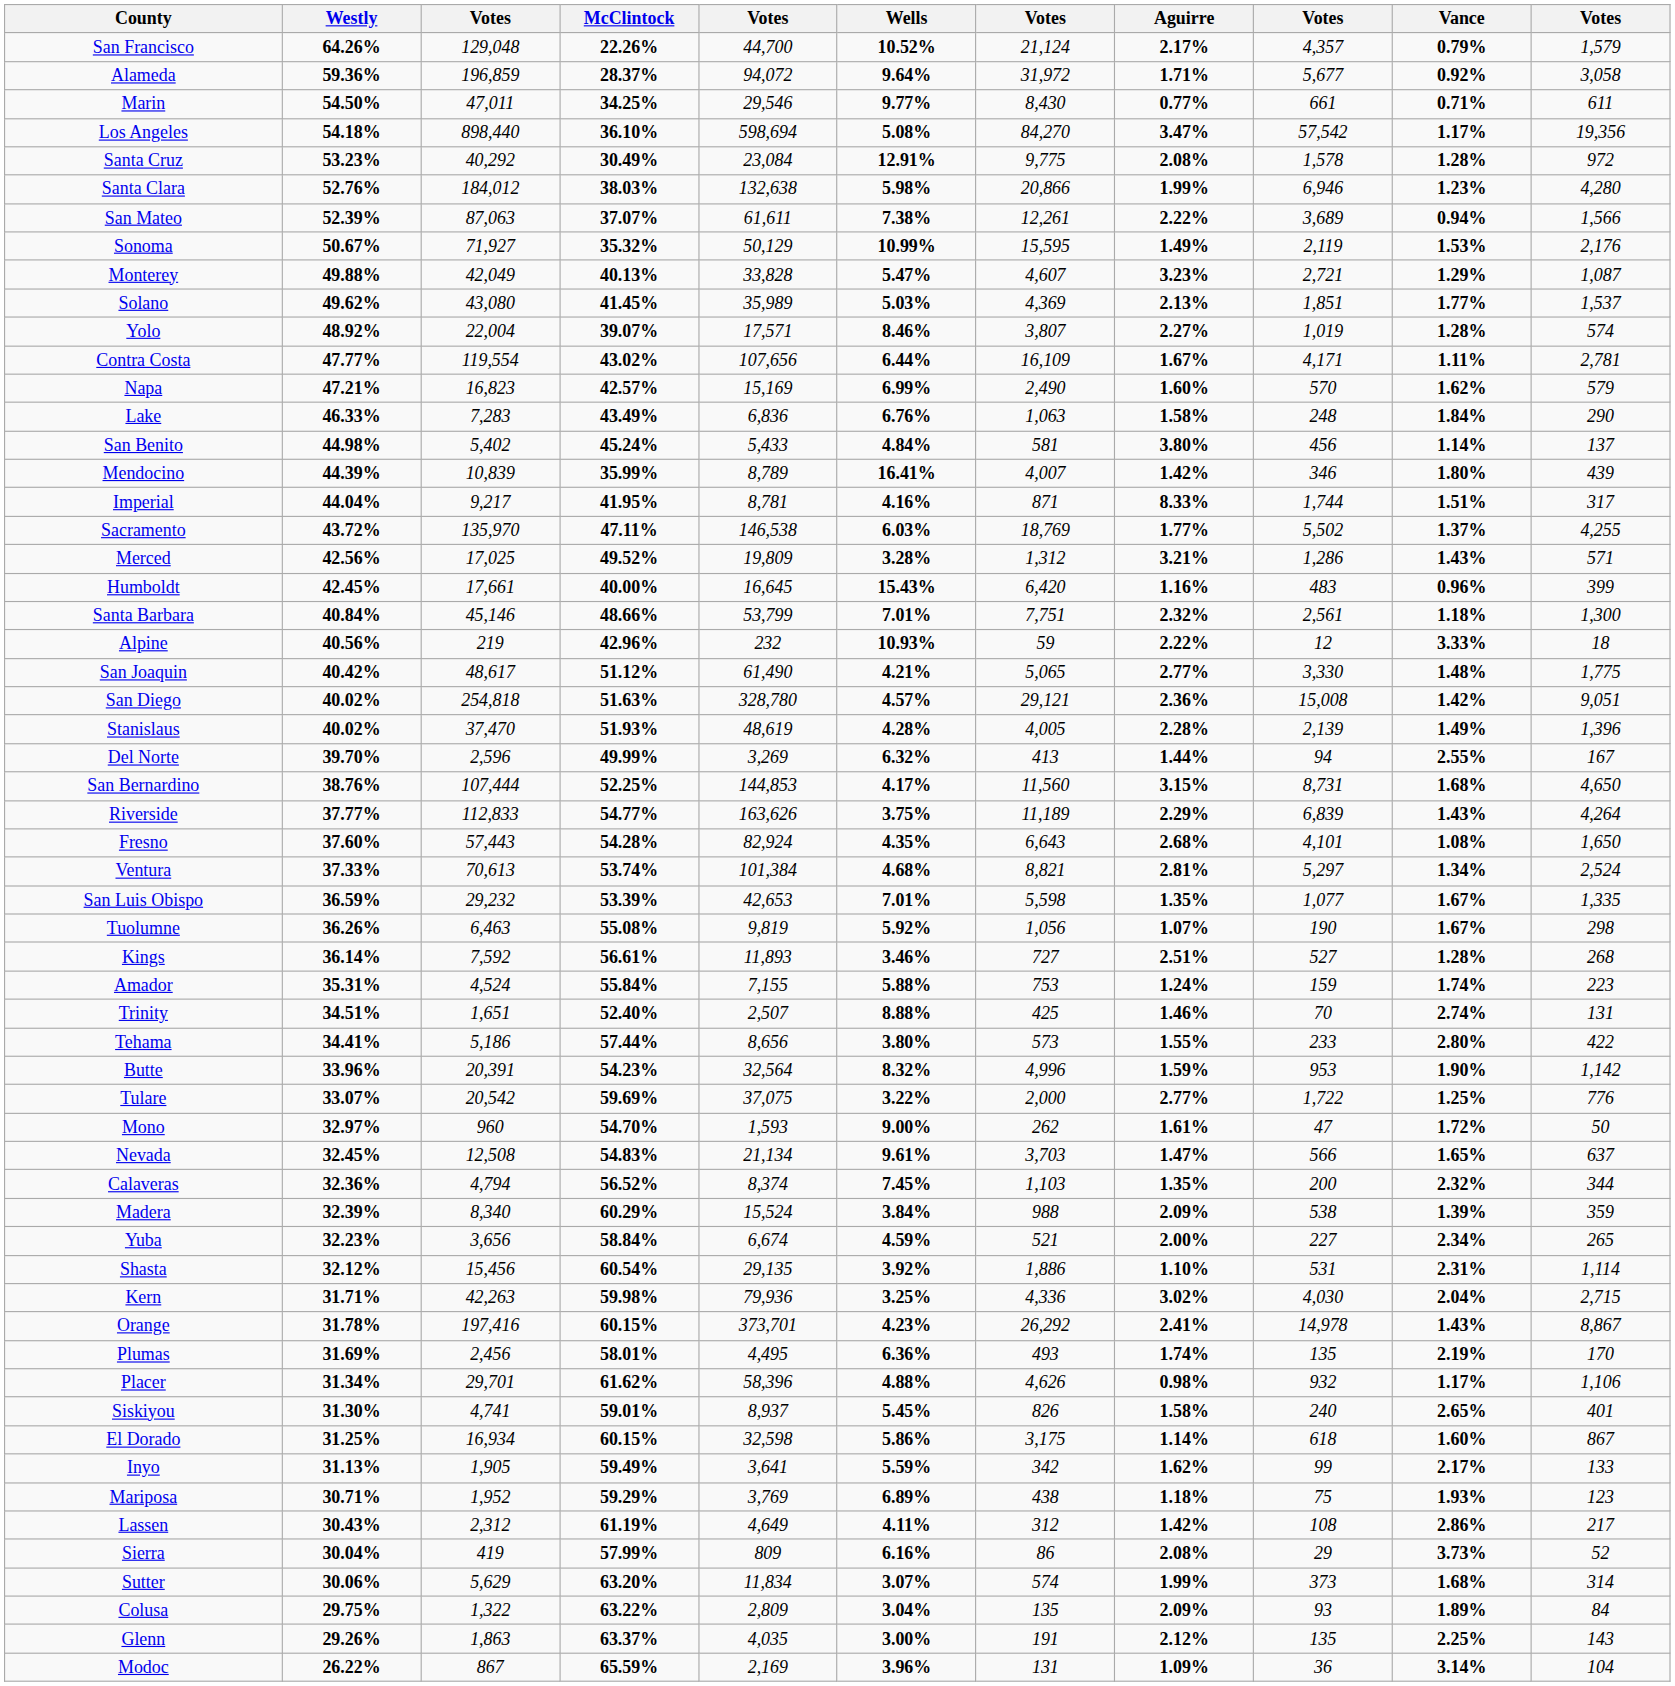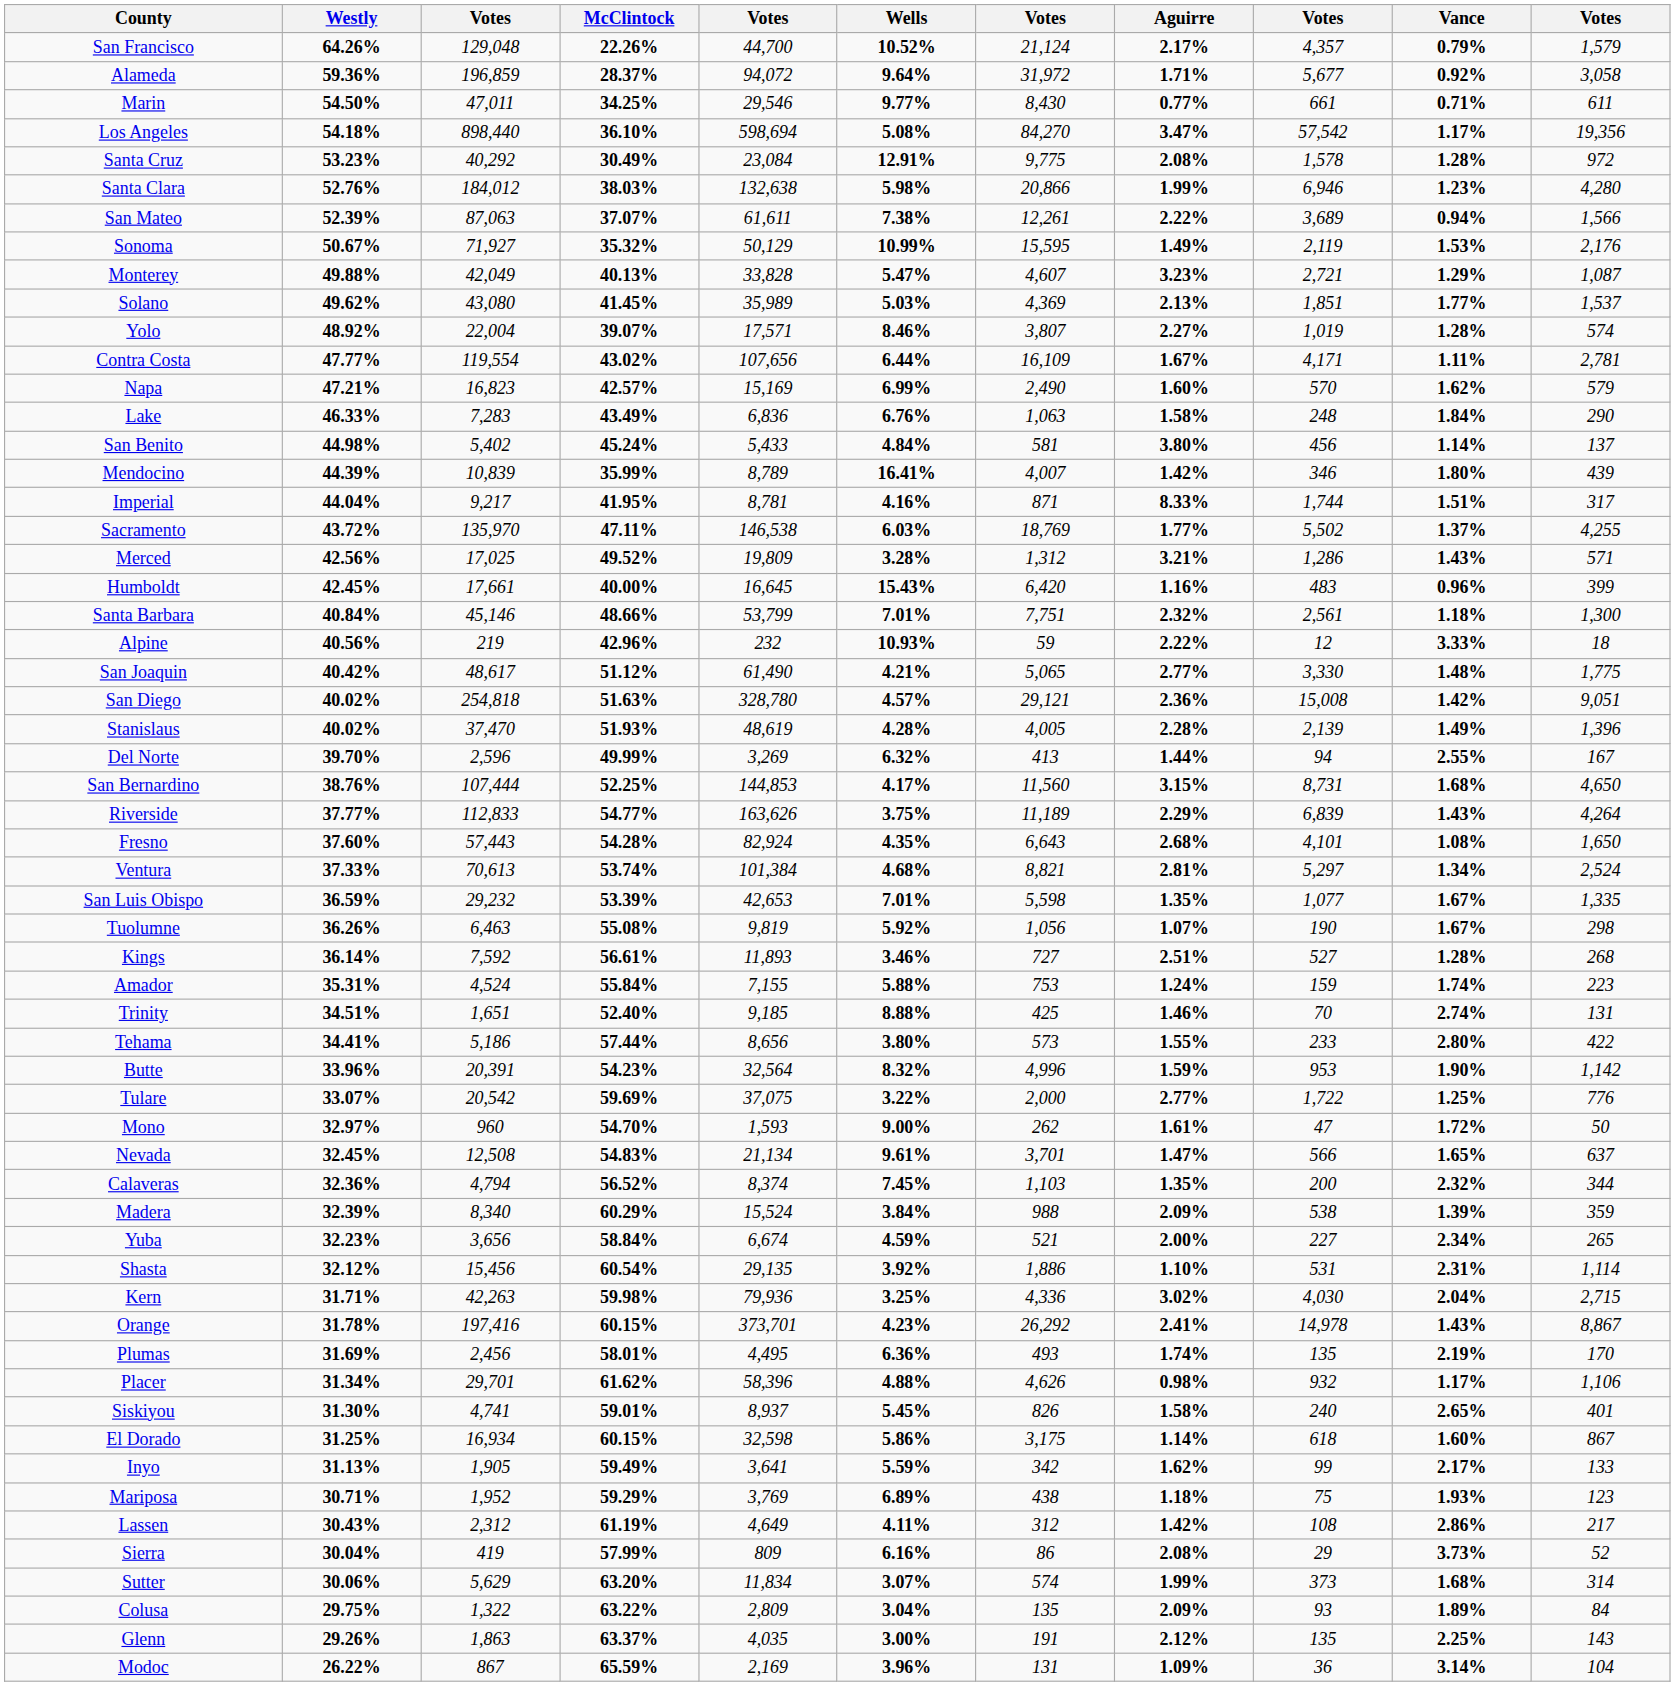(768, 1013) 2,507 -> (768, 1013) 9,185
(1045, 1155) 3,703 -> (1045, 1155) 3,701
